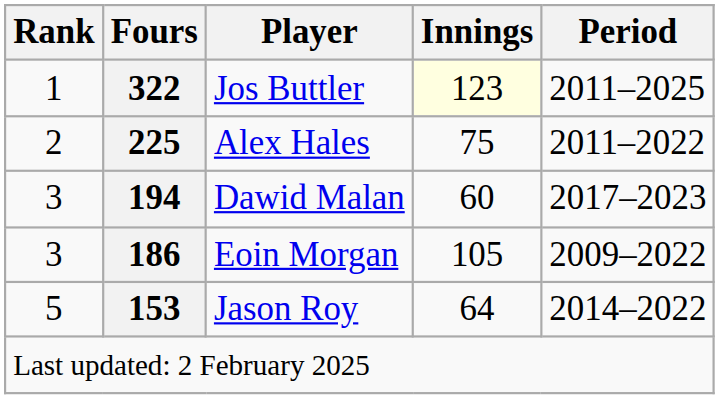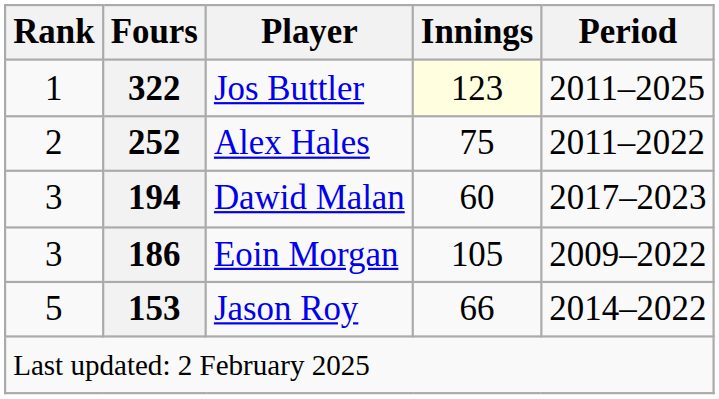(154, 142) 225 -> (154, 142) 252
(477, 308) 64 -> (477, 308) 66
